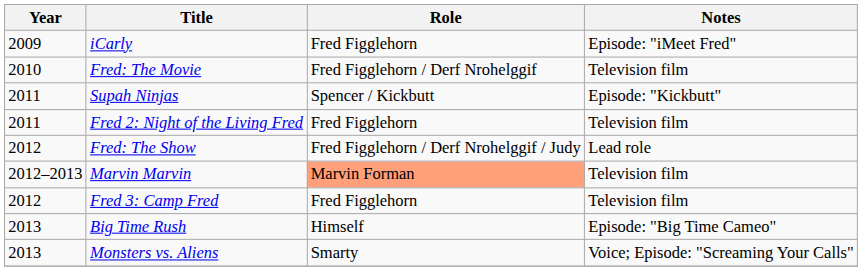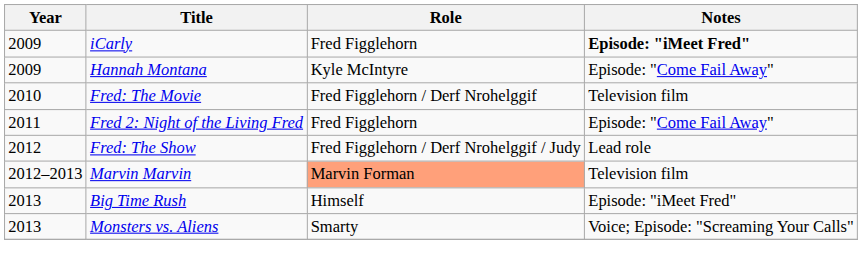(662, 43) normal -> (669, 43) bold
+ row: (148, 69)
- row: (134, 95)
(638, 122) Television film -> (681, 122) Episode: "Come Fail Away"
- row: (154, 200)
(682, 226) Episode: "Big Time Cameo" -> (662, 200) Episode: "iMeet Fred"
